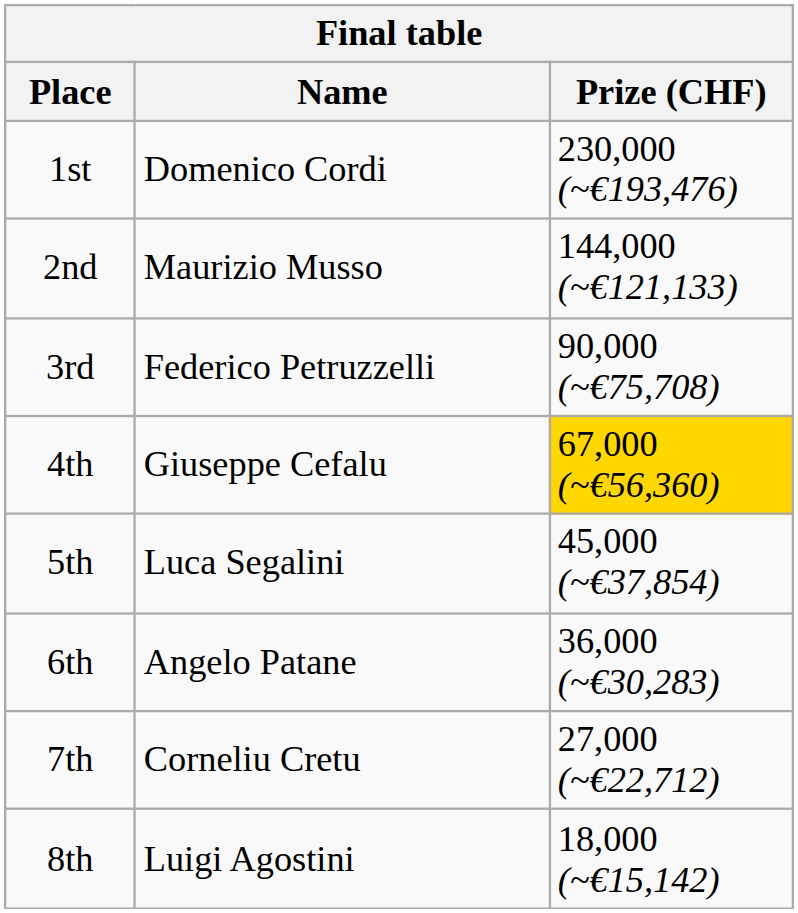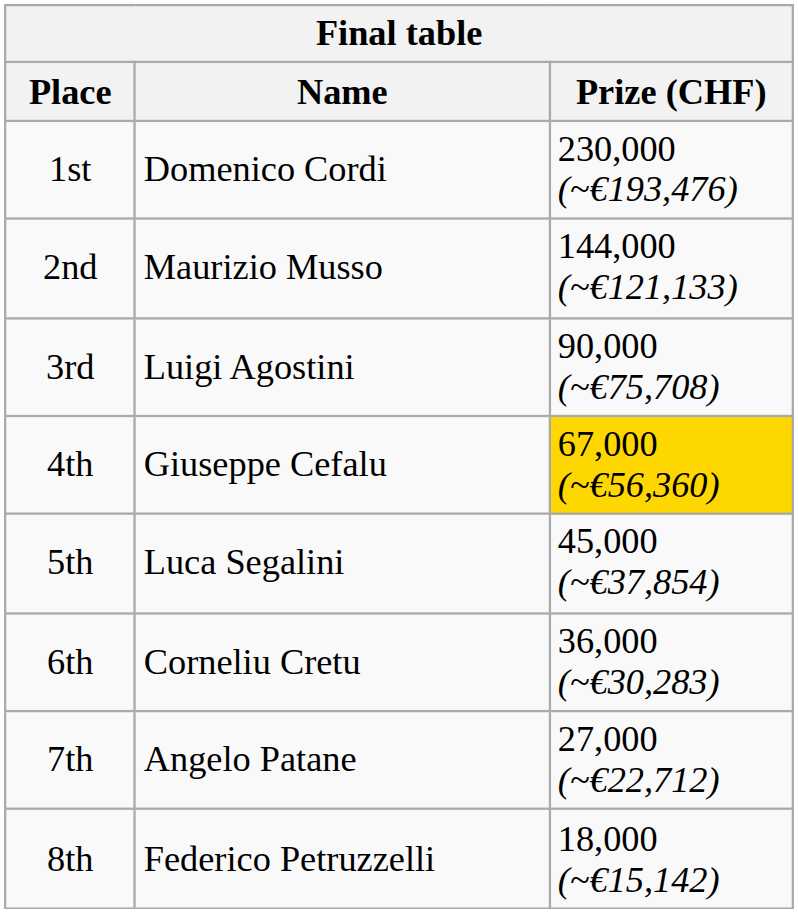(289, 365) Federico Petruzzelli -> (249, 365) Luigi Agostini
(250, 661) Angelo Patane -> (252, 661) Corneliu Cretu
(252, 759) Corneliu Cretu -> (250, 759) Angelo Patane
(249, 858) Luigi Agostini -> (289, 858) Federico Petruzzelli
